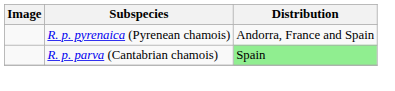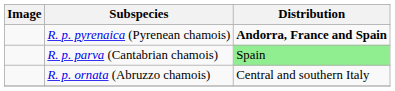(305, 34) normal -> (312, 34) bold
+ row: (129, 75)
